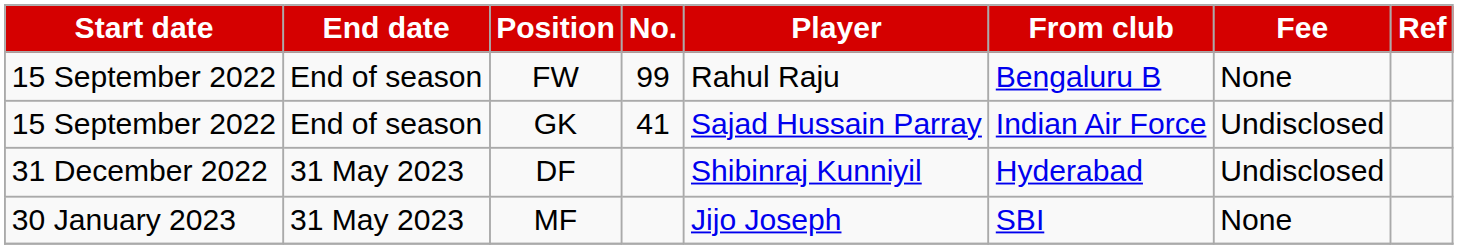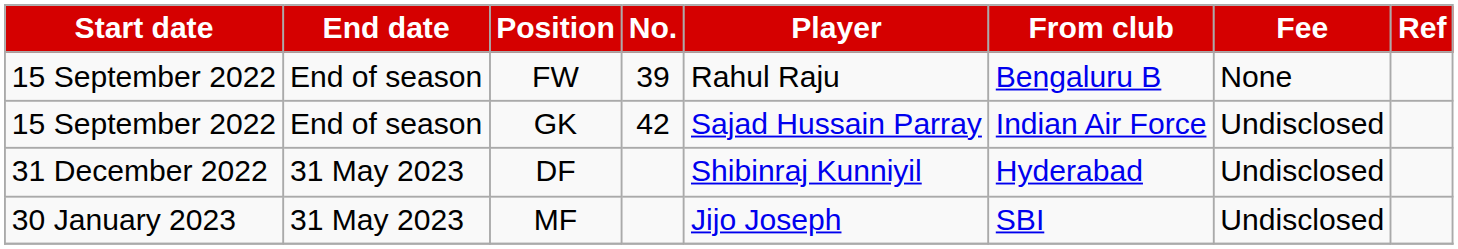(653, 76) 99 -> (653, 76) 39
(653, 123) 41 -> (653, 123) 42
(1256, 219) None -> (1302, 219) Undisclosed
